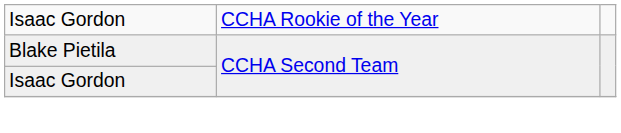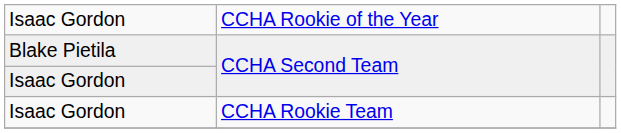+ row: (67, 111)
